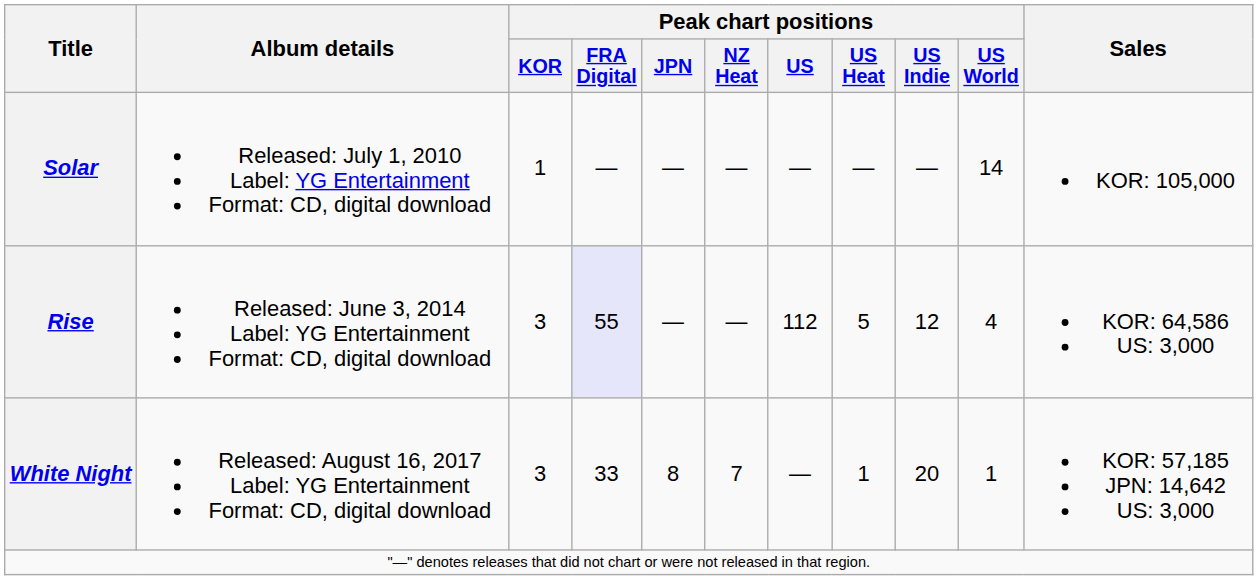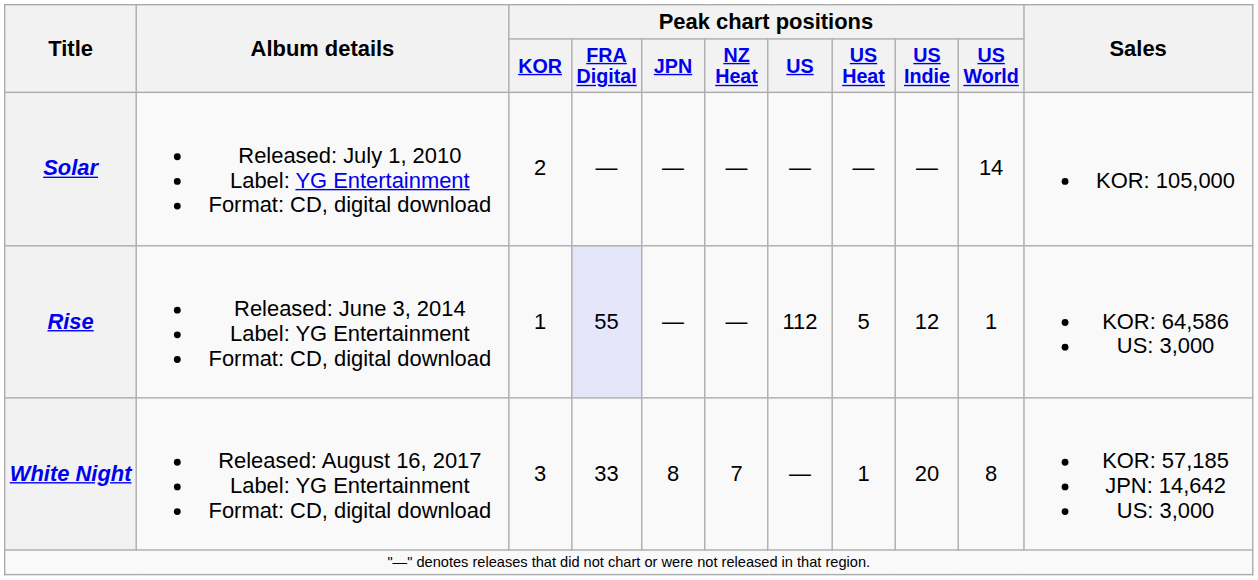(540, 168) 1 -> (540, 168) 2
(540, 321) 3 -> (540, 321) 1
(991, 321) 4 -> (991, 321) 1
(991, 473) 1 -> (991, 473) 8
